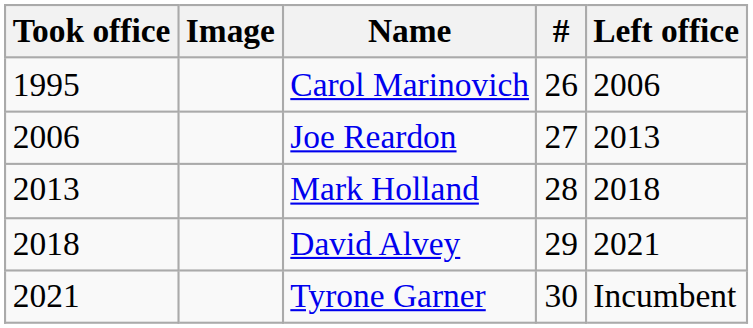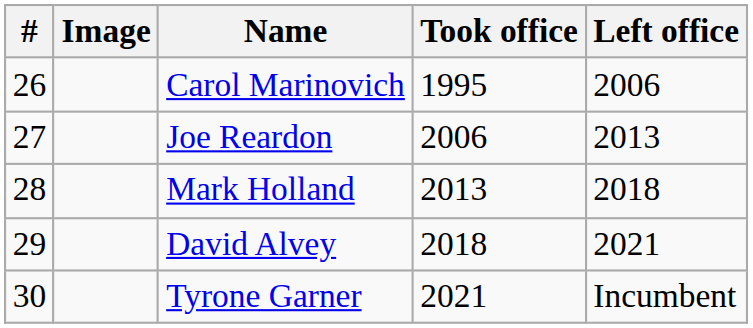columns swapped: (561, 31) <-> (92, 31)
